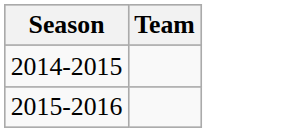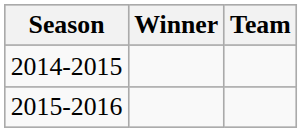+ column: (176, 24)
